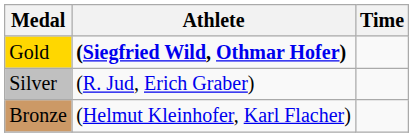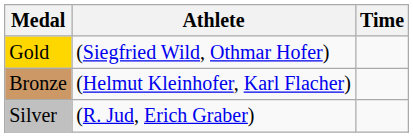(211, 52) bold -> (203, 52) normal
rows swapped: (33, 83) <-> (38, 115)
